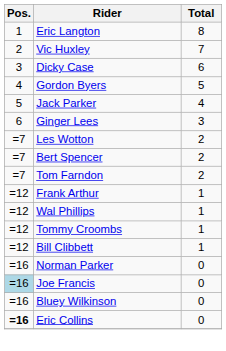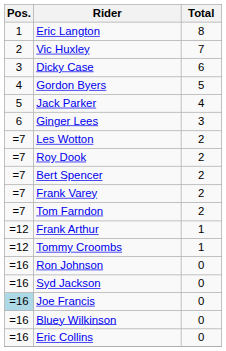+ row: (61, 157)
+ row: (67, 193)
- row: (65, 211)
- row: (65, 247)
- row: (75, 265)
+ row: (70, 265)
+ row: (68, 283)
(19, 319) bold -> (19, 337) normal
